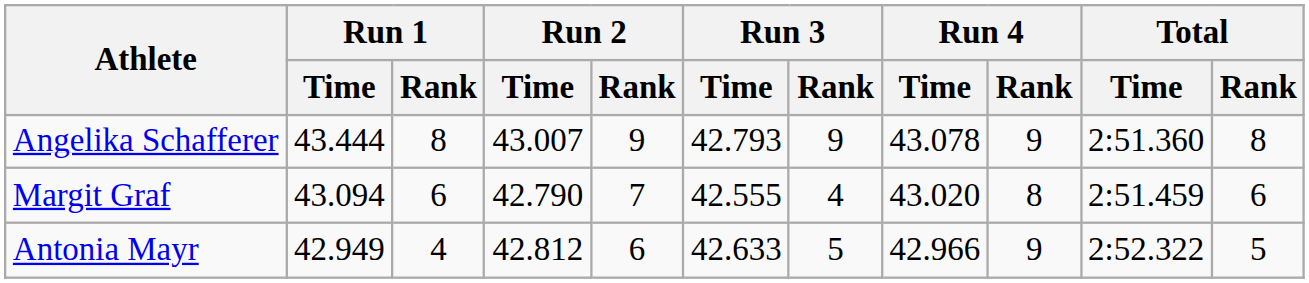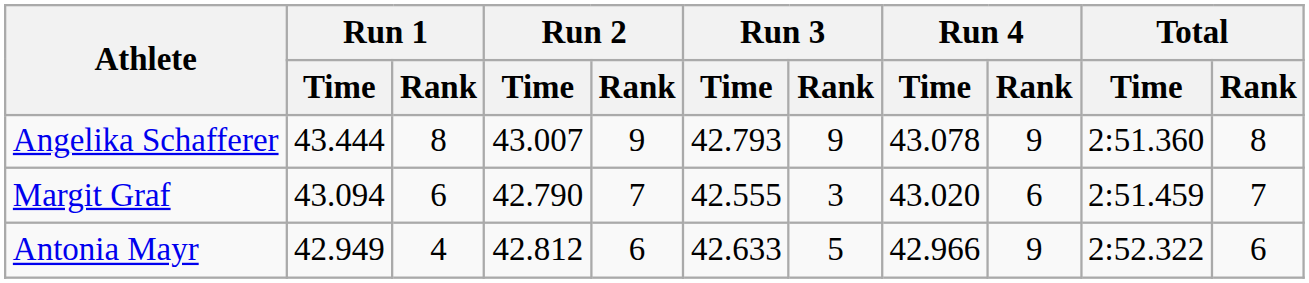(836, 195) 4 -> (836, 195) 3
(1034, 195) 8 -> (1034, 195) 6
(1258, 195) 6 -> (1258, 195) 7
(1258, 249) 5 -> (1258, 249) 6
